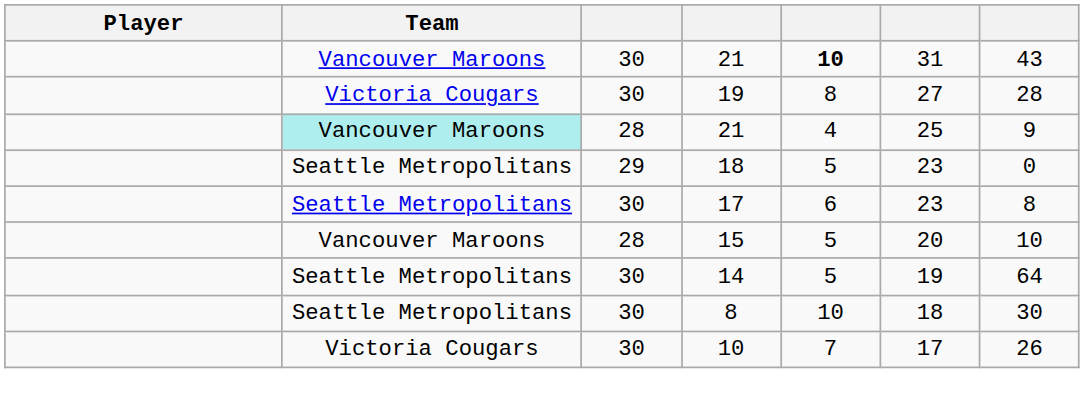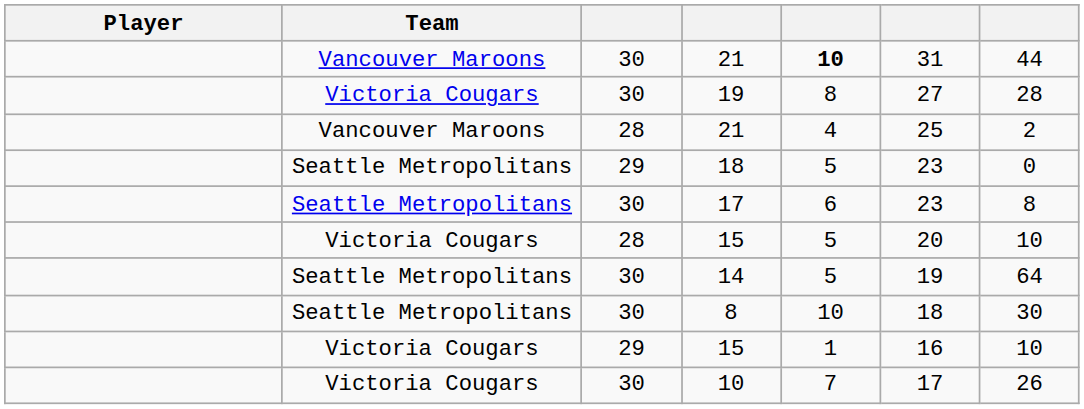(1030, 59) 43 -> (1030, 59) 44
(432, 132) paleturquoise background -> (432, 132) no background
(1030, 132) 9 -> (1030, 132) 2
(432, 240) Vancouver Maroons -> (432, 240) Victoria Cougars
+ row: (632, 349)
